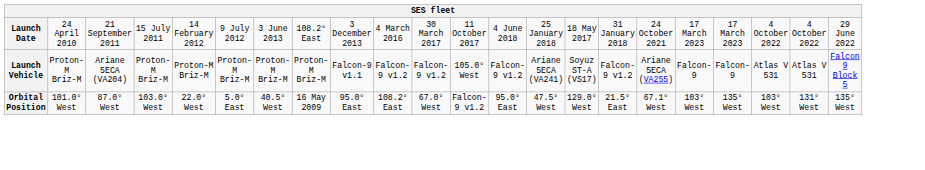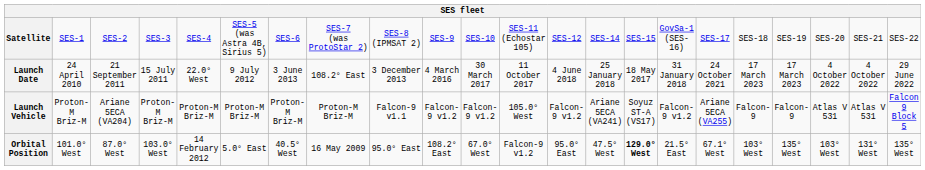+ row: (28, 39)
(194, 34) 14 February 2012 -> (199, 75) 22.0° West
(194, 103) 22.0° West -> (199, 149) 14 February 2012
(582, 103) normal -> (641, 149) bold
